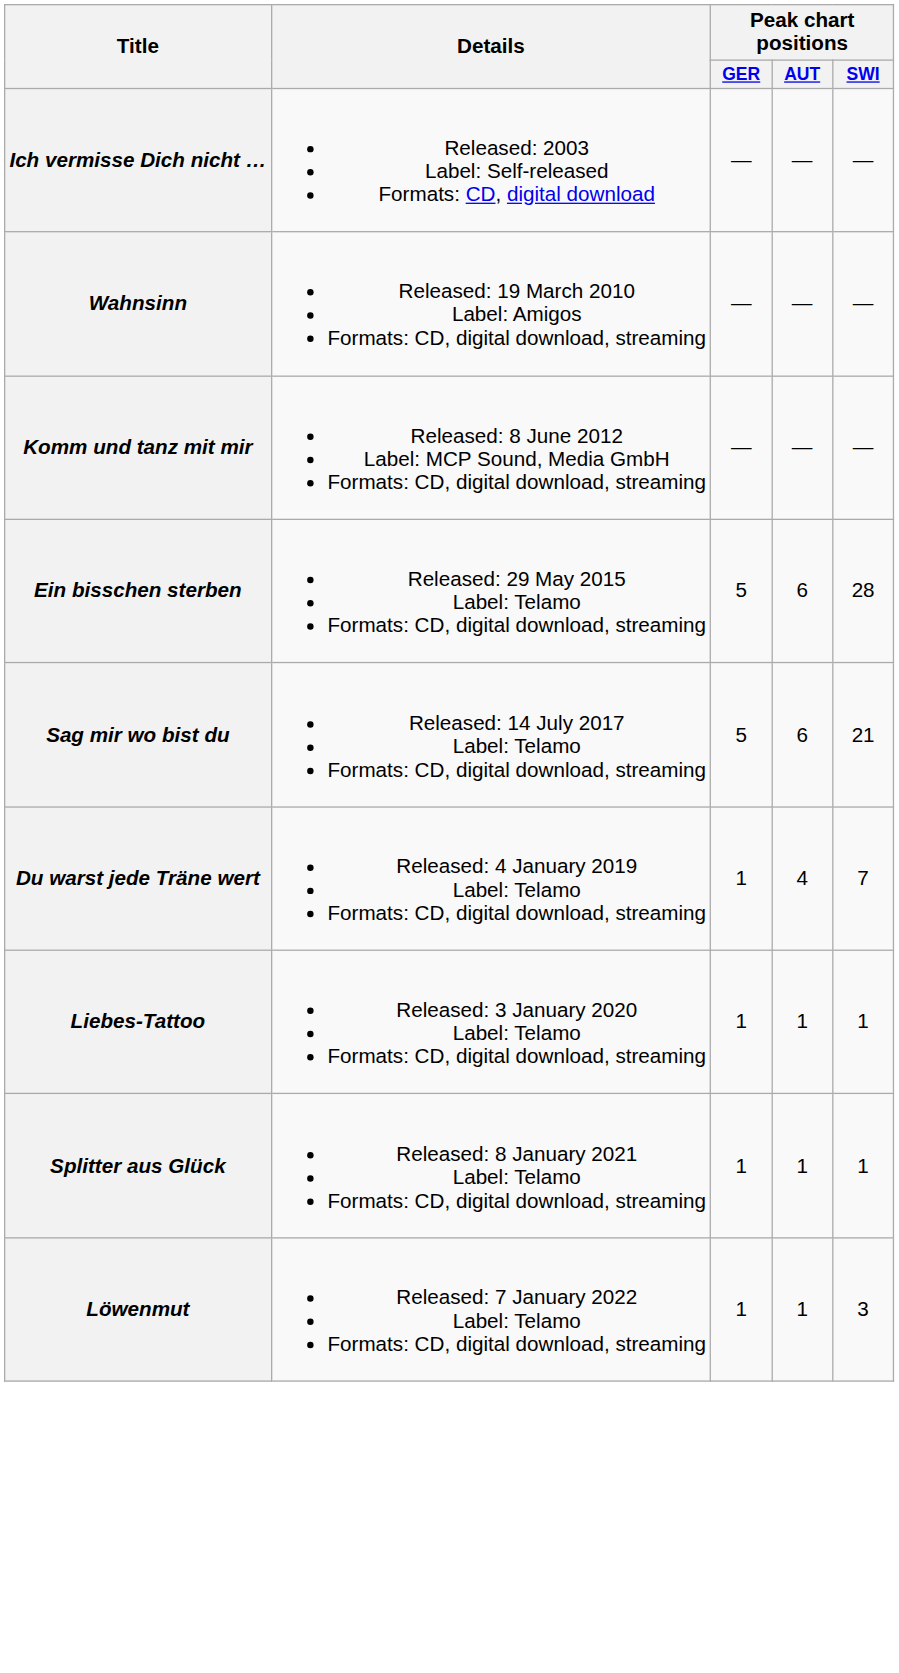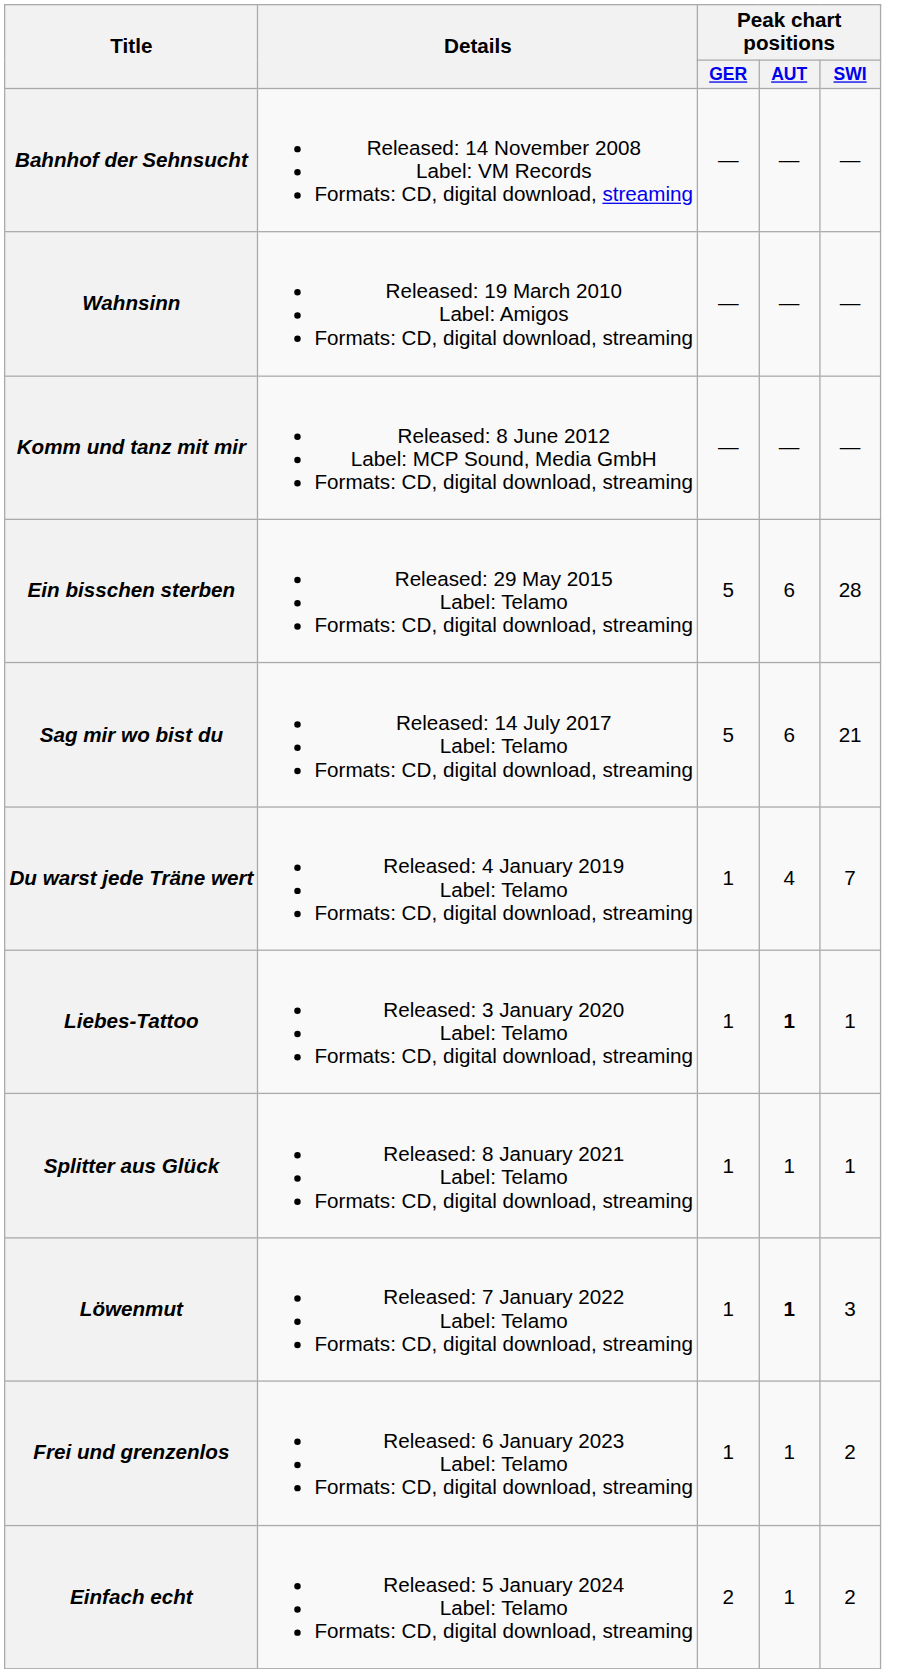- row: (138, 159)
+ row: (131, 159)
(802, 1021) normal -> (789, 1021) bold
(802, 1309) normal -> (789, 1309) bold
+ row: (131, 1453)
+ row: (131, 1596)
